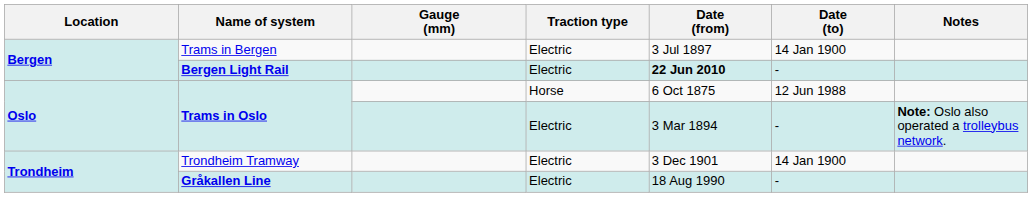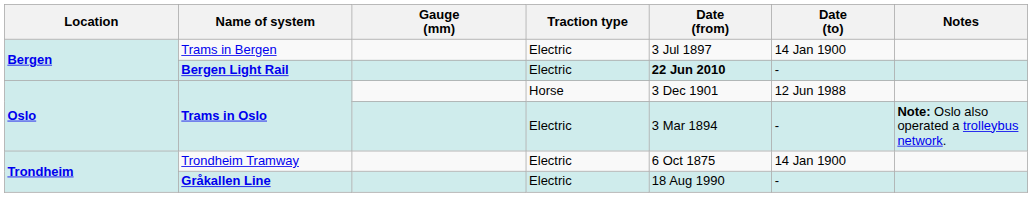(684, 91) 6 Oct 1875 -> (685, 91) 3 Dec 1901
(685, 161) 3 Dec 1901 -> (684, 161) 6 Oct 1875
